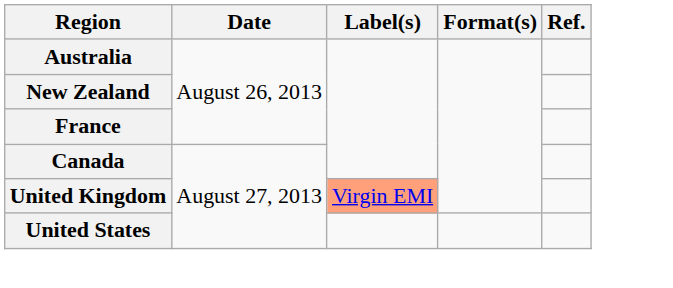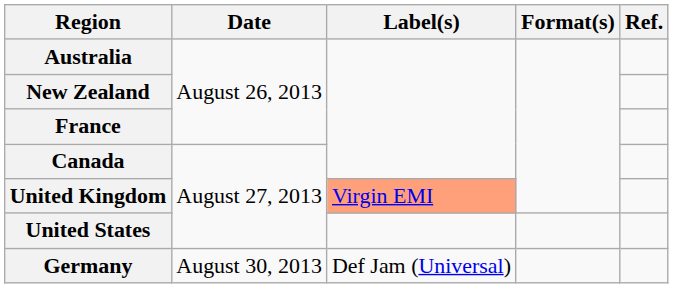+ row: (88, 265)
